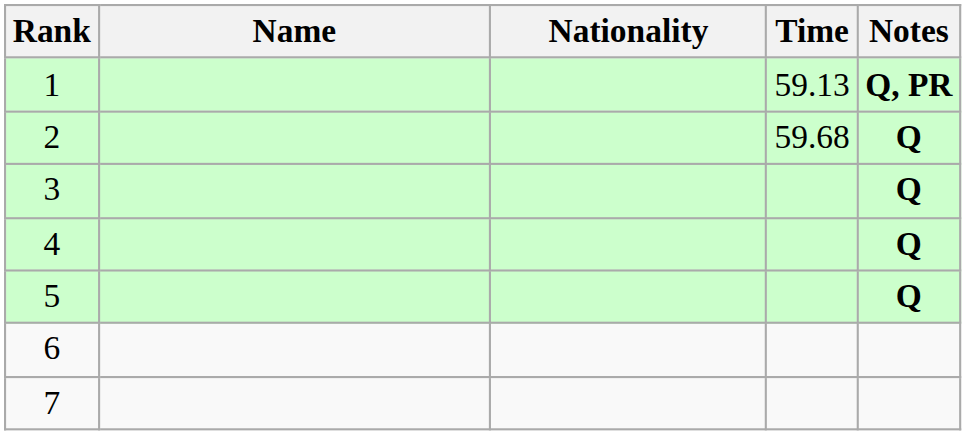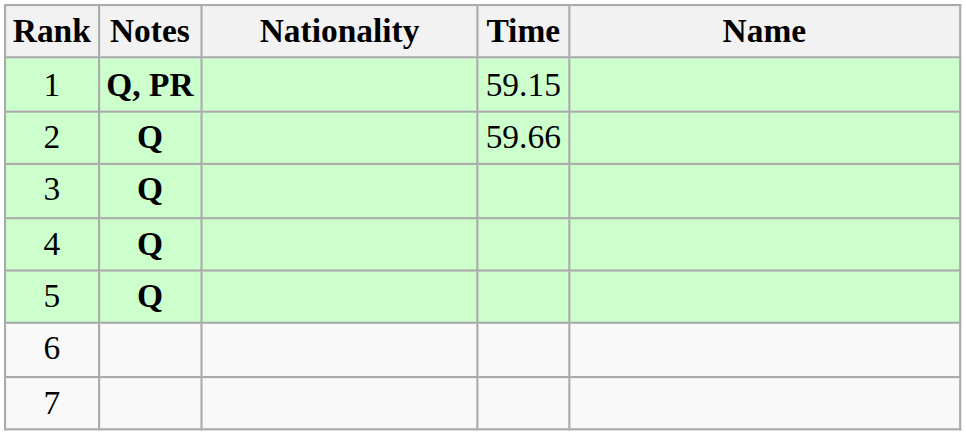columns swapped: (294, 31) <-> (909, 31)
(812, 84) 59.13 -> (523, 84) 59.15
(812, 137) 59.68 -> (523, 137) 59.66
